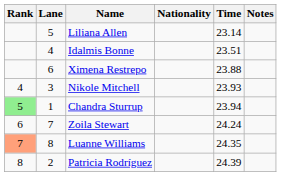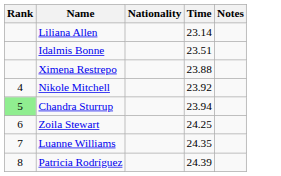- column: (51, 13)
(229, 88) 23.93 -> (199, 88) 23.92
(229, 125) 24.24 -> (199, 125) 24.25
(20, 143) lightsalmon background -> (20, 143) no background
